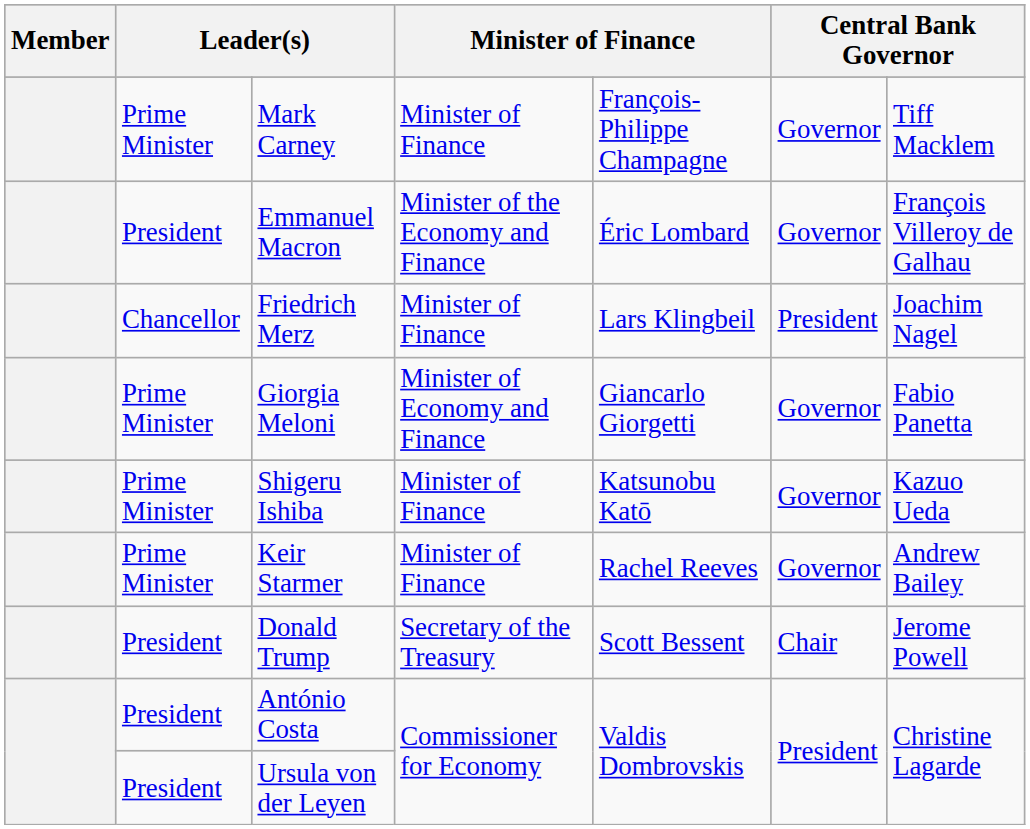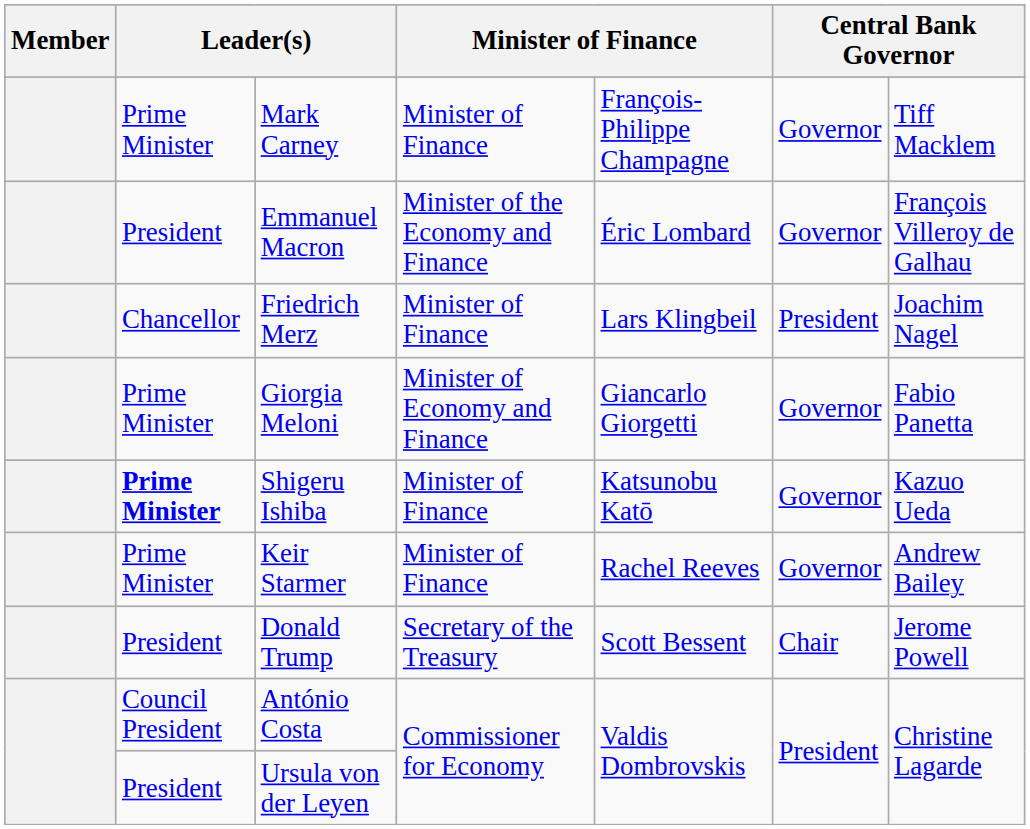(167, 496) normal -> (171, 496) bold
(172, 714) President -> (172, 714) Council President
